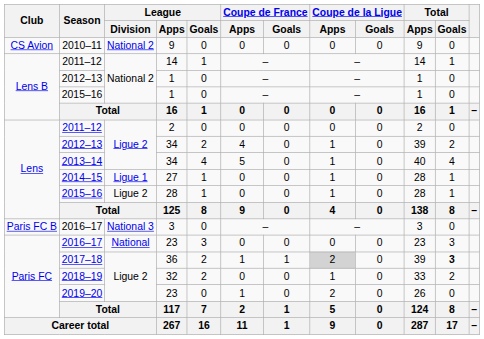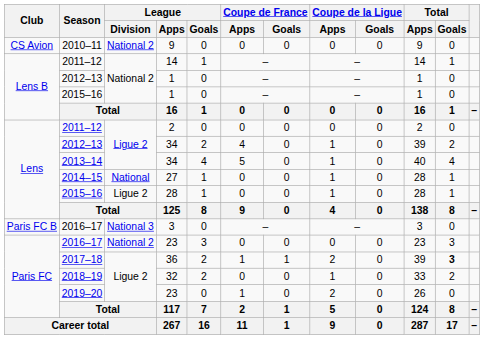(130, 177) Ligue 1 -> (130, 177) National
(130, 243) National -> (130, 243) National 2
(332, 260) lightgrey background -> (332, 260) no background
